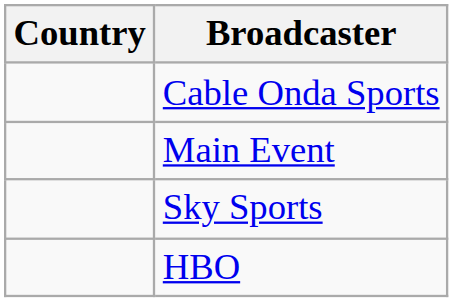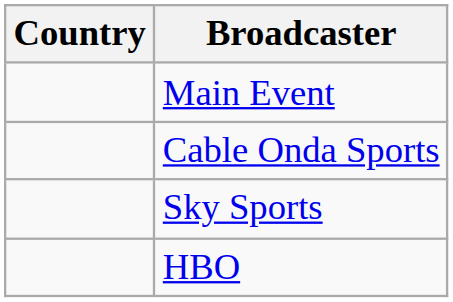rows swapped: (249, 149) <-> (301, 91)
